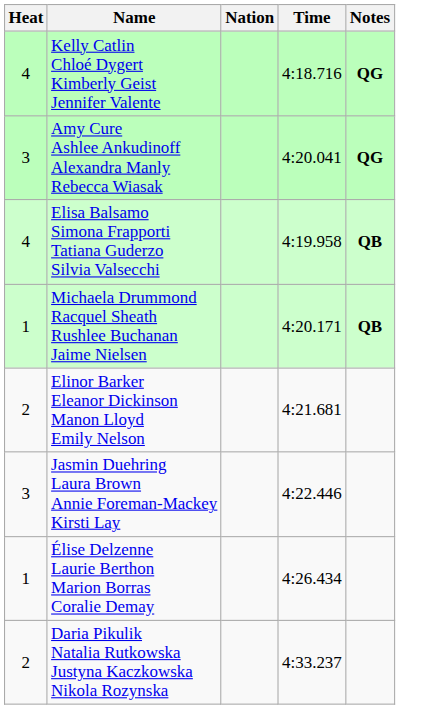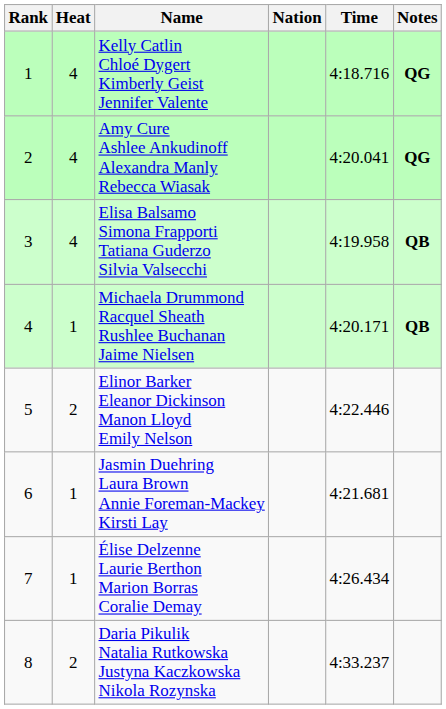+ column: (28, 17)
(26, 157) 3 -> (73, 157) 4
(312, 410) 4:21.681 -> (359, 410) 4:22.446
(26, 494) 3 -> (73, 494) 1
(312, 494) 4:22.446 -> (359, 494) 4:21.681
